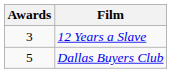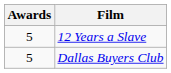(29, 36) 3 -> (29, 36) 5
